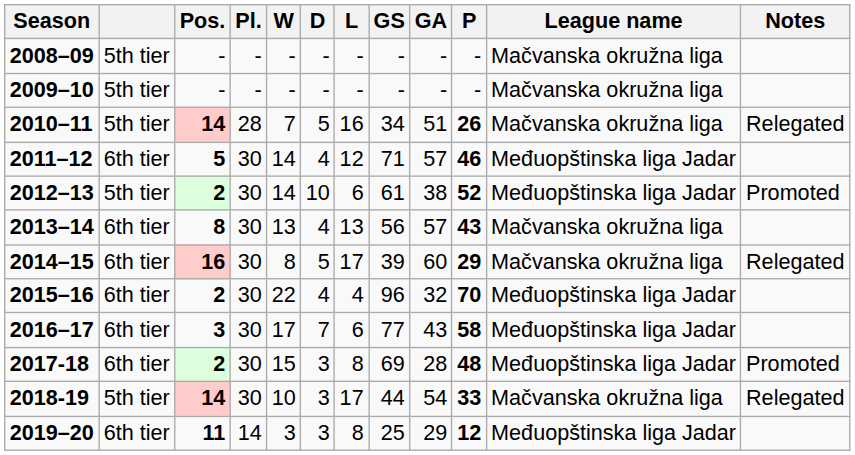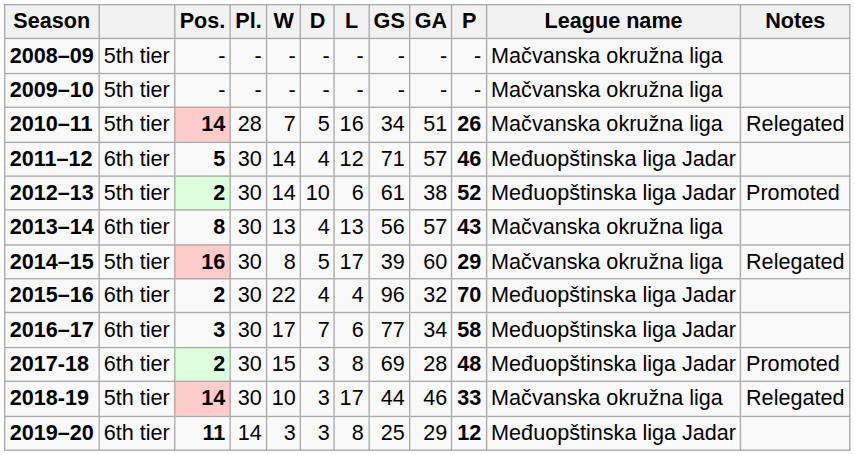(137, 261) 6th tier -> (137, 261) 5th tier
(435, 329) 43 -> (435, 329) 34
(435, 398) 54 -> (435, 398) 46
